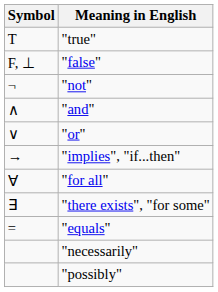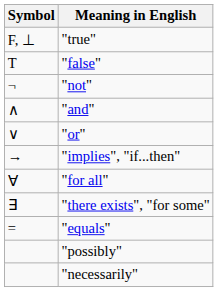(12, 39) T -> (21, 40) F, ⊥
(21, 63) F, ⊥ -> (12, 63) T
rows swapped: (100, 251) <-> (92, 274)
